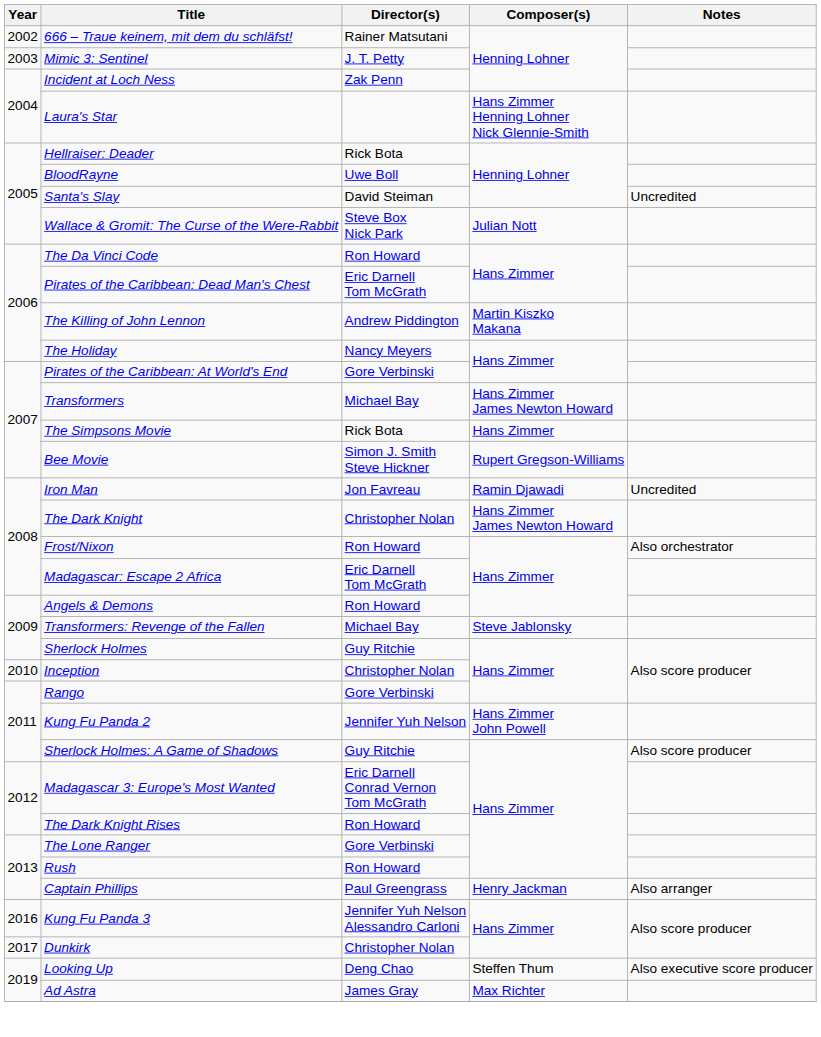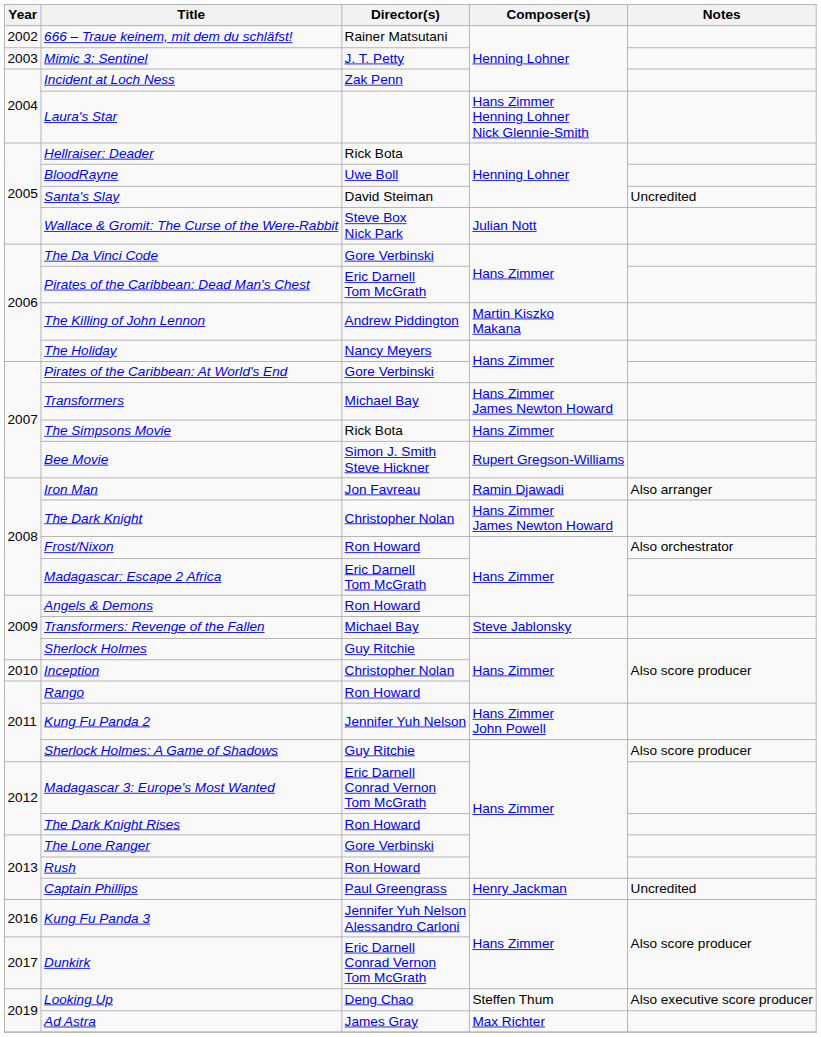(382, 255) Ron Howard -> (389, 255) Gore Verbinski
(663, 489) Uncredited -> (671, 489) Also arranger
(389, 692) Gore Verbinski -> (382, 692) Ron Howard
(671, 889) Also arranger -> (663, 889) Uncredited
(399, 947) Christopher Nolan -> (390, 962) Eric Darnell Conrad Vernon Tom McGrath
